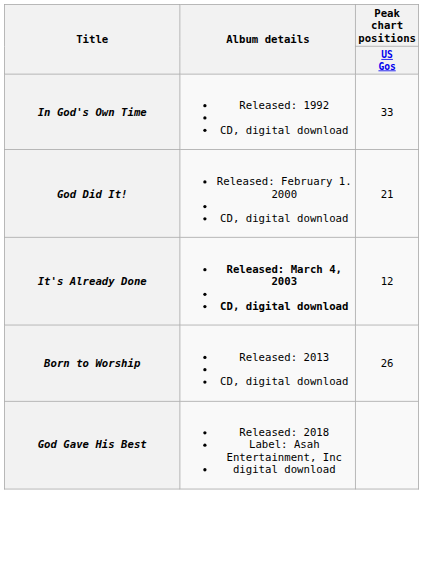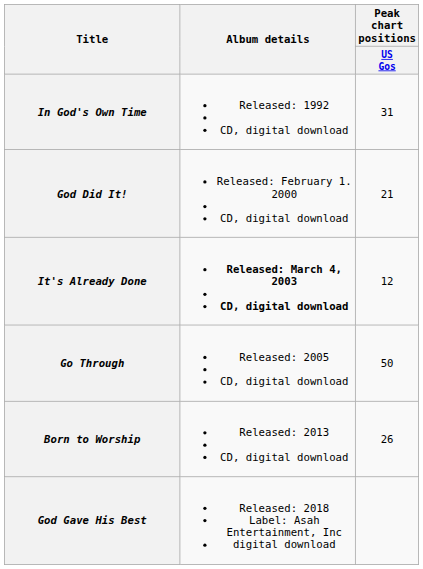(387, 112) 33 -> (387, 112) 31
+ row: (92, 363)
